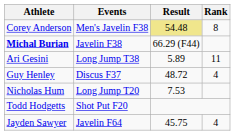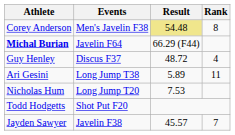(99, 43) Javelin F38 -> (99, 43) Javelin F64
rows swapped: (27, 59) <-> (31, 75)
(99, 122) Javelin F64 -> (99, 122) Javelin F38
(176, 122) 45.75 -> (176, 122) 45.57
(216, 122) 4 -> (216, 122) 7
